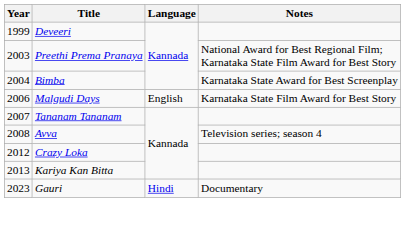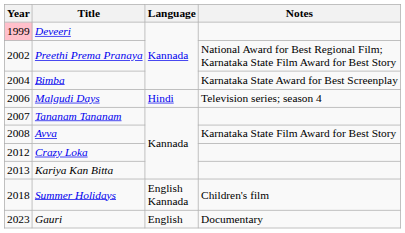(18, 31) no background -> (18, 31) pink background
(18, 55) 2003 -> (18, 55) 2002
(165, 98) English -> (161, 98) Hindi
(299, 98) Karnataka State Film Award for Best Story -> (261, 98) Television series; season 4
(261, 134) Television series; season 4 -> (299, 134) Karnataka State Film Award for Best Story
+ row: (75, 194)
(161, 188) Hindi -> (165, 219) English
